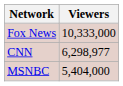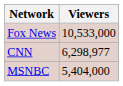(89, 33) 10,333,000 -> (89, 33) 10,533,000
